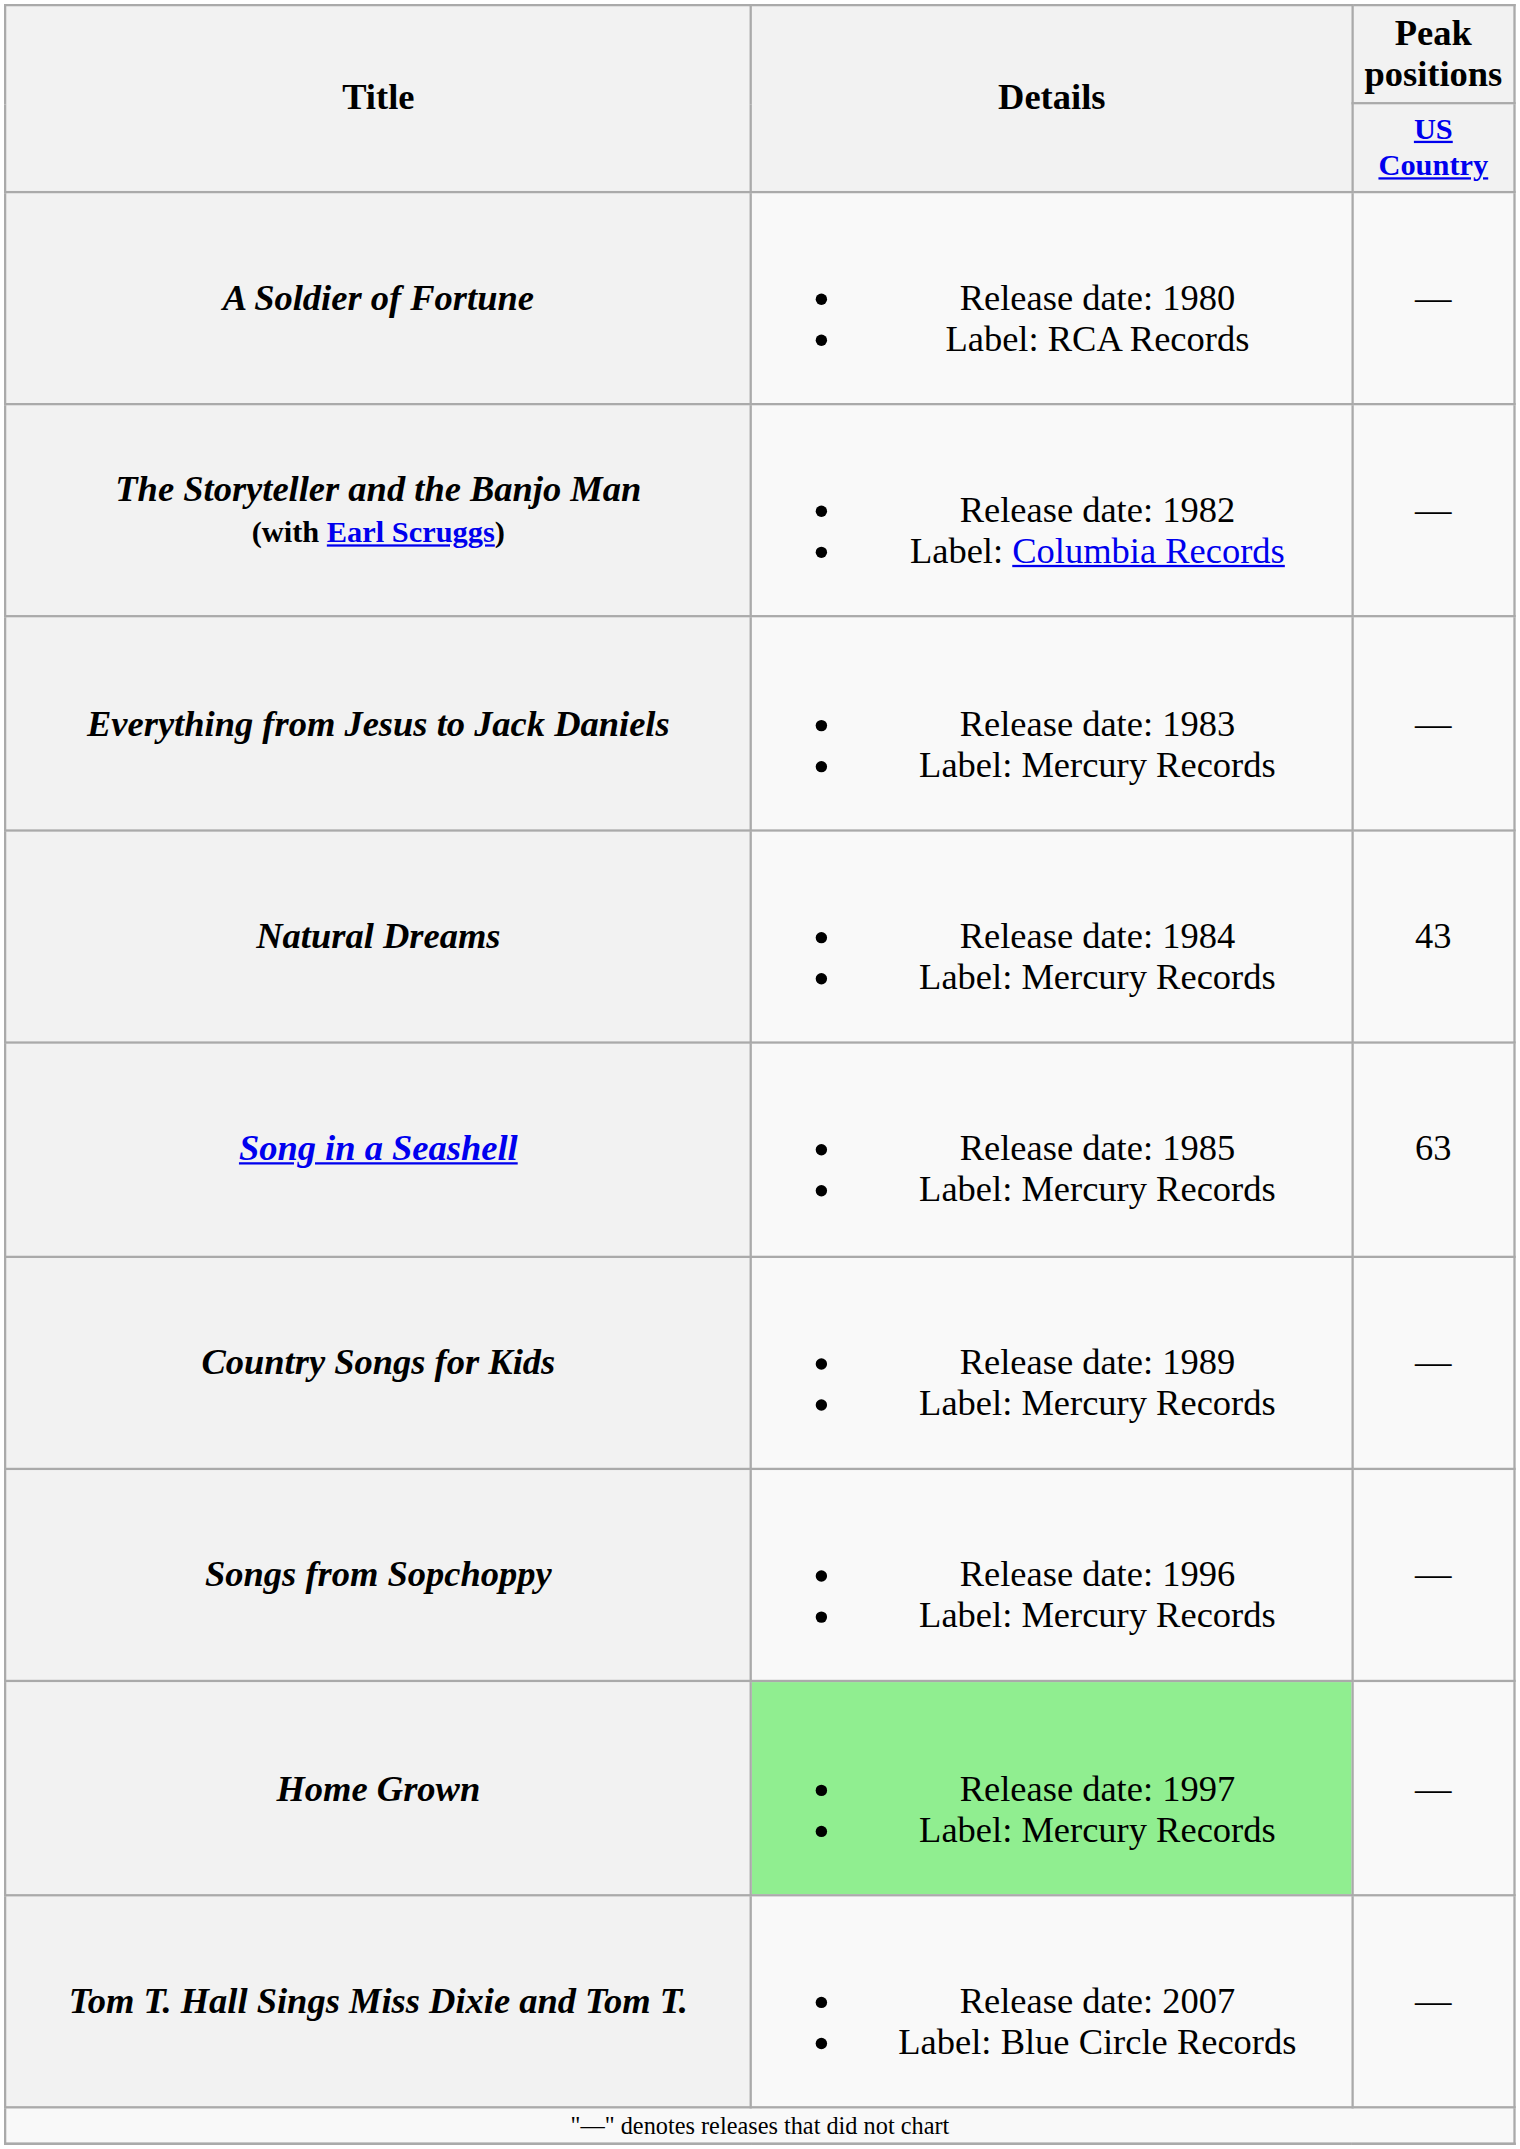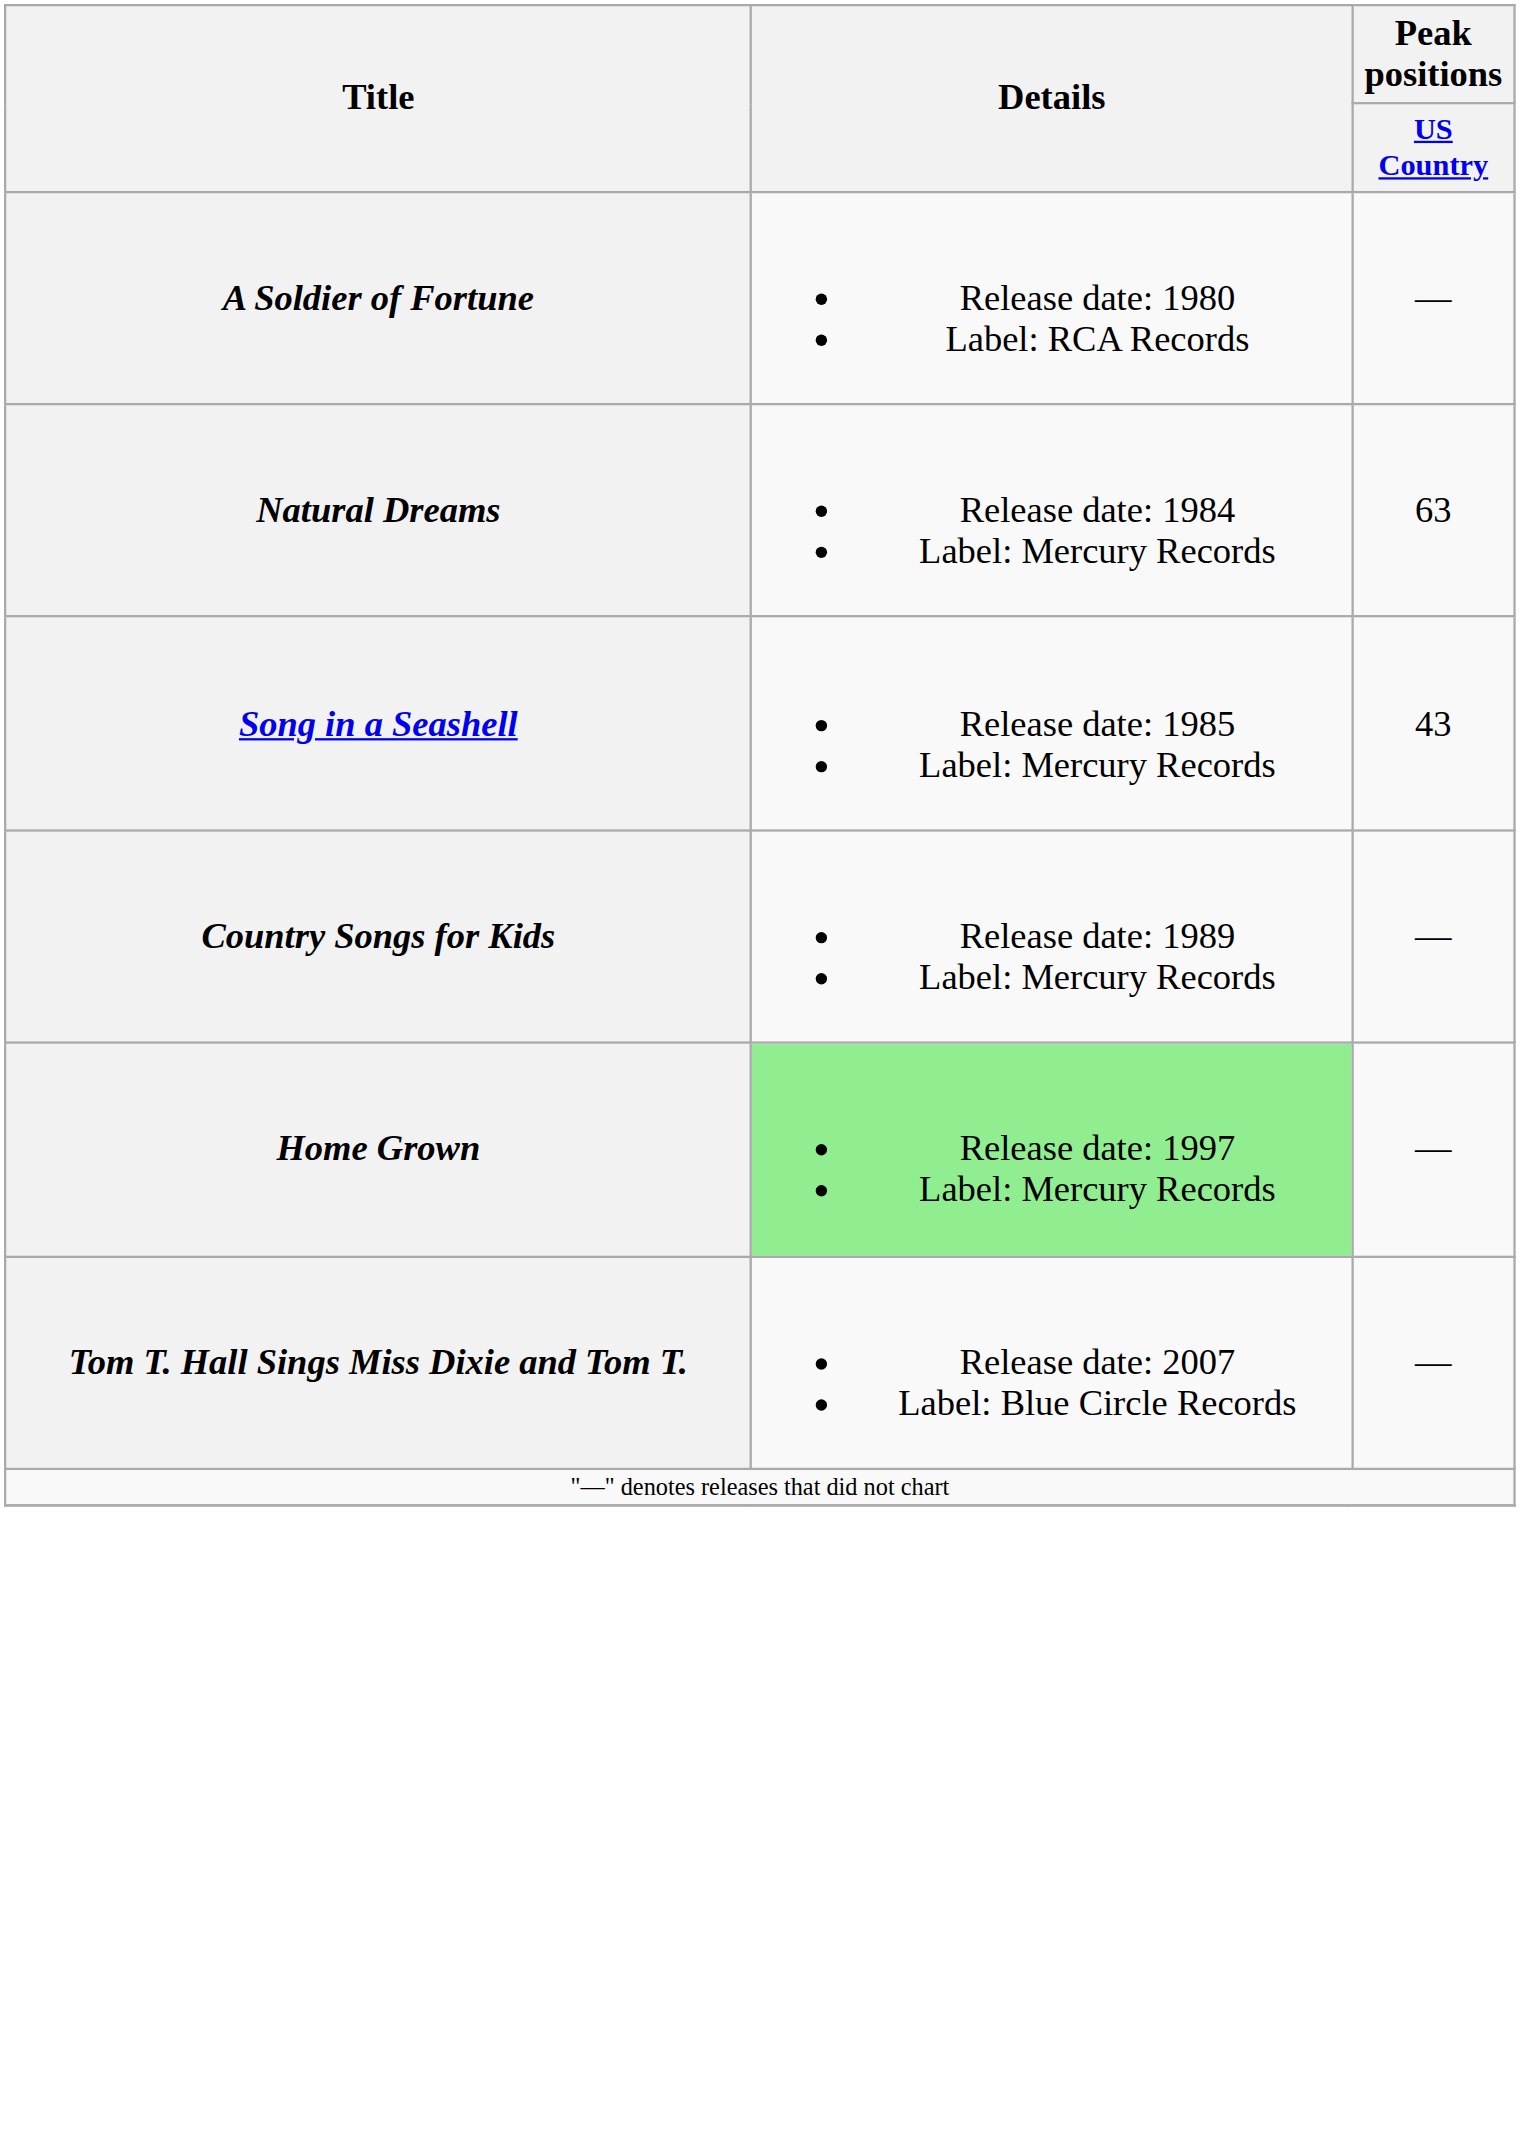- row: (378, 510)
- row: (378, 722)
(1433, 935) 43 -> (1433, 510) 63
(1433, 1148) 63 -> (1433, 722) 43
- row: (378, 1574)
